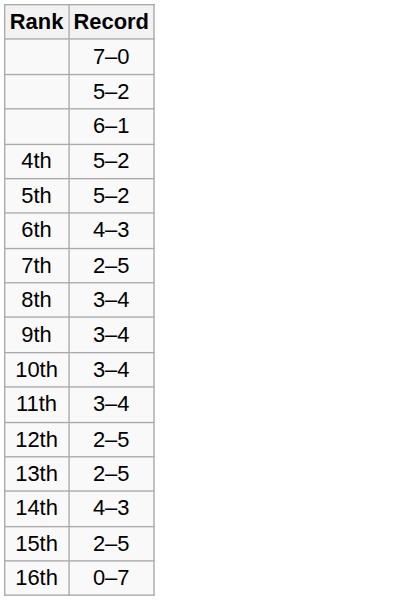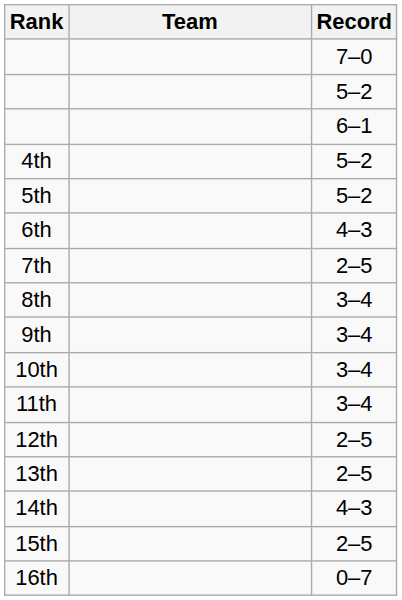+ column: (190, 21)
